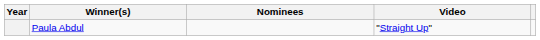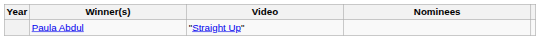columns swapped: (452, 12) <-> (280, 12)
